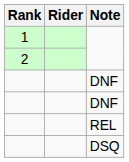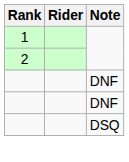- row: (25, 125)
